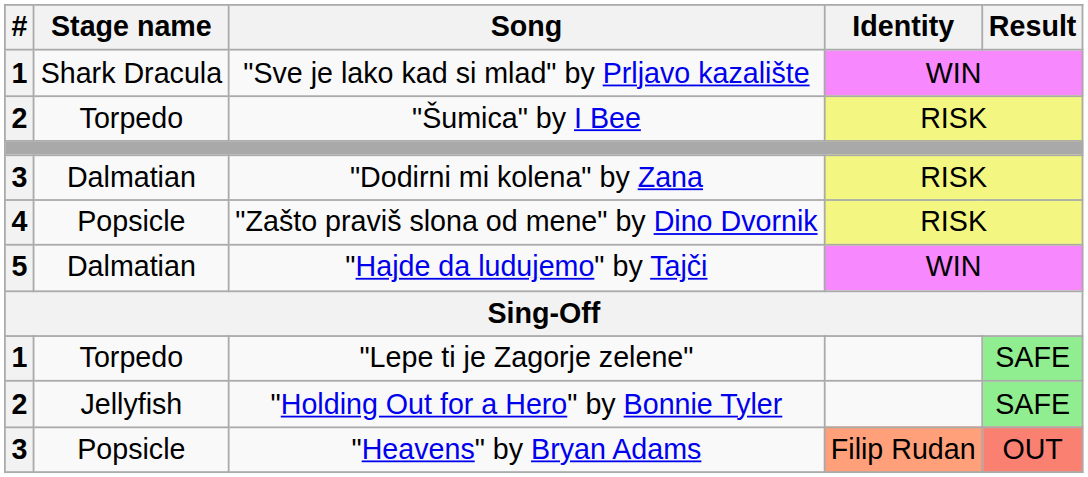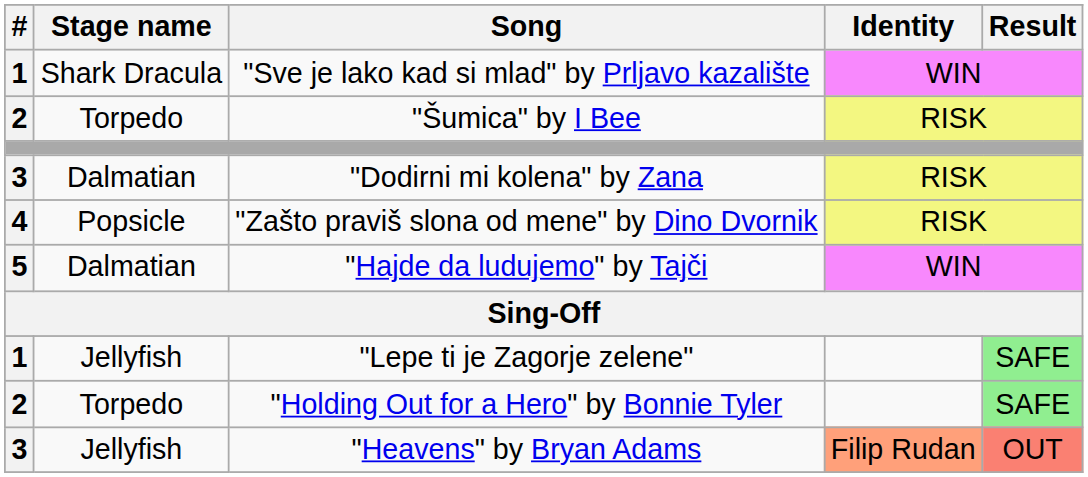(131, 358) Torpedo -> (131, 358) Jellyfish
(131, 403) Jellyfish -> (131, 403) Torpedo
(131, 449) Popsicle -> (131, 449) Jellyfish
